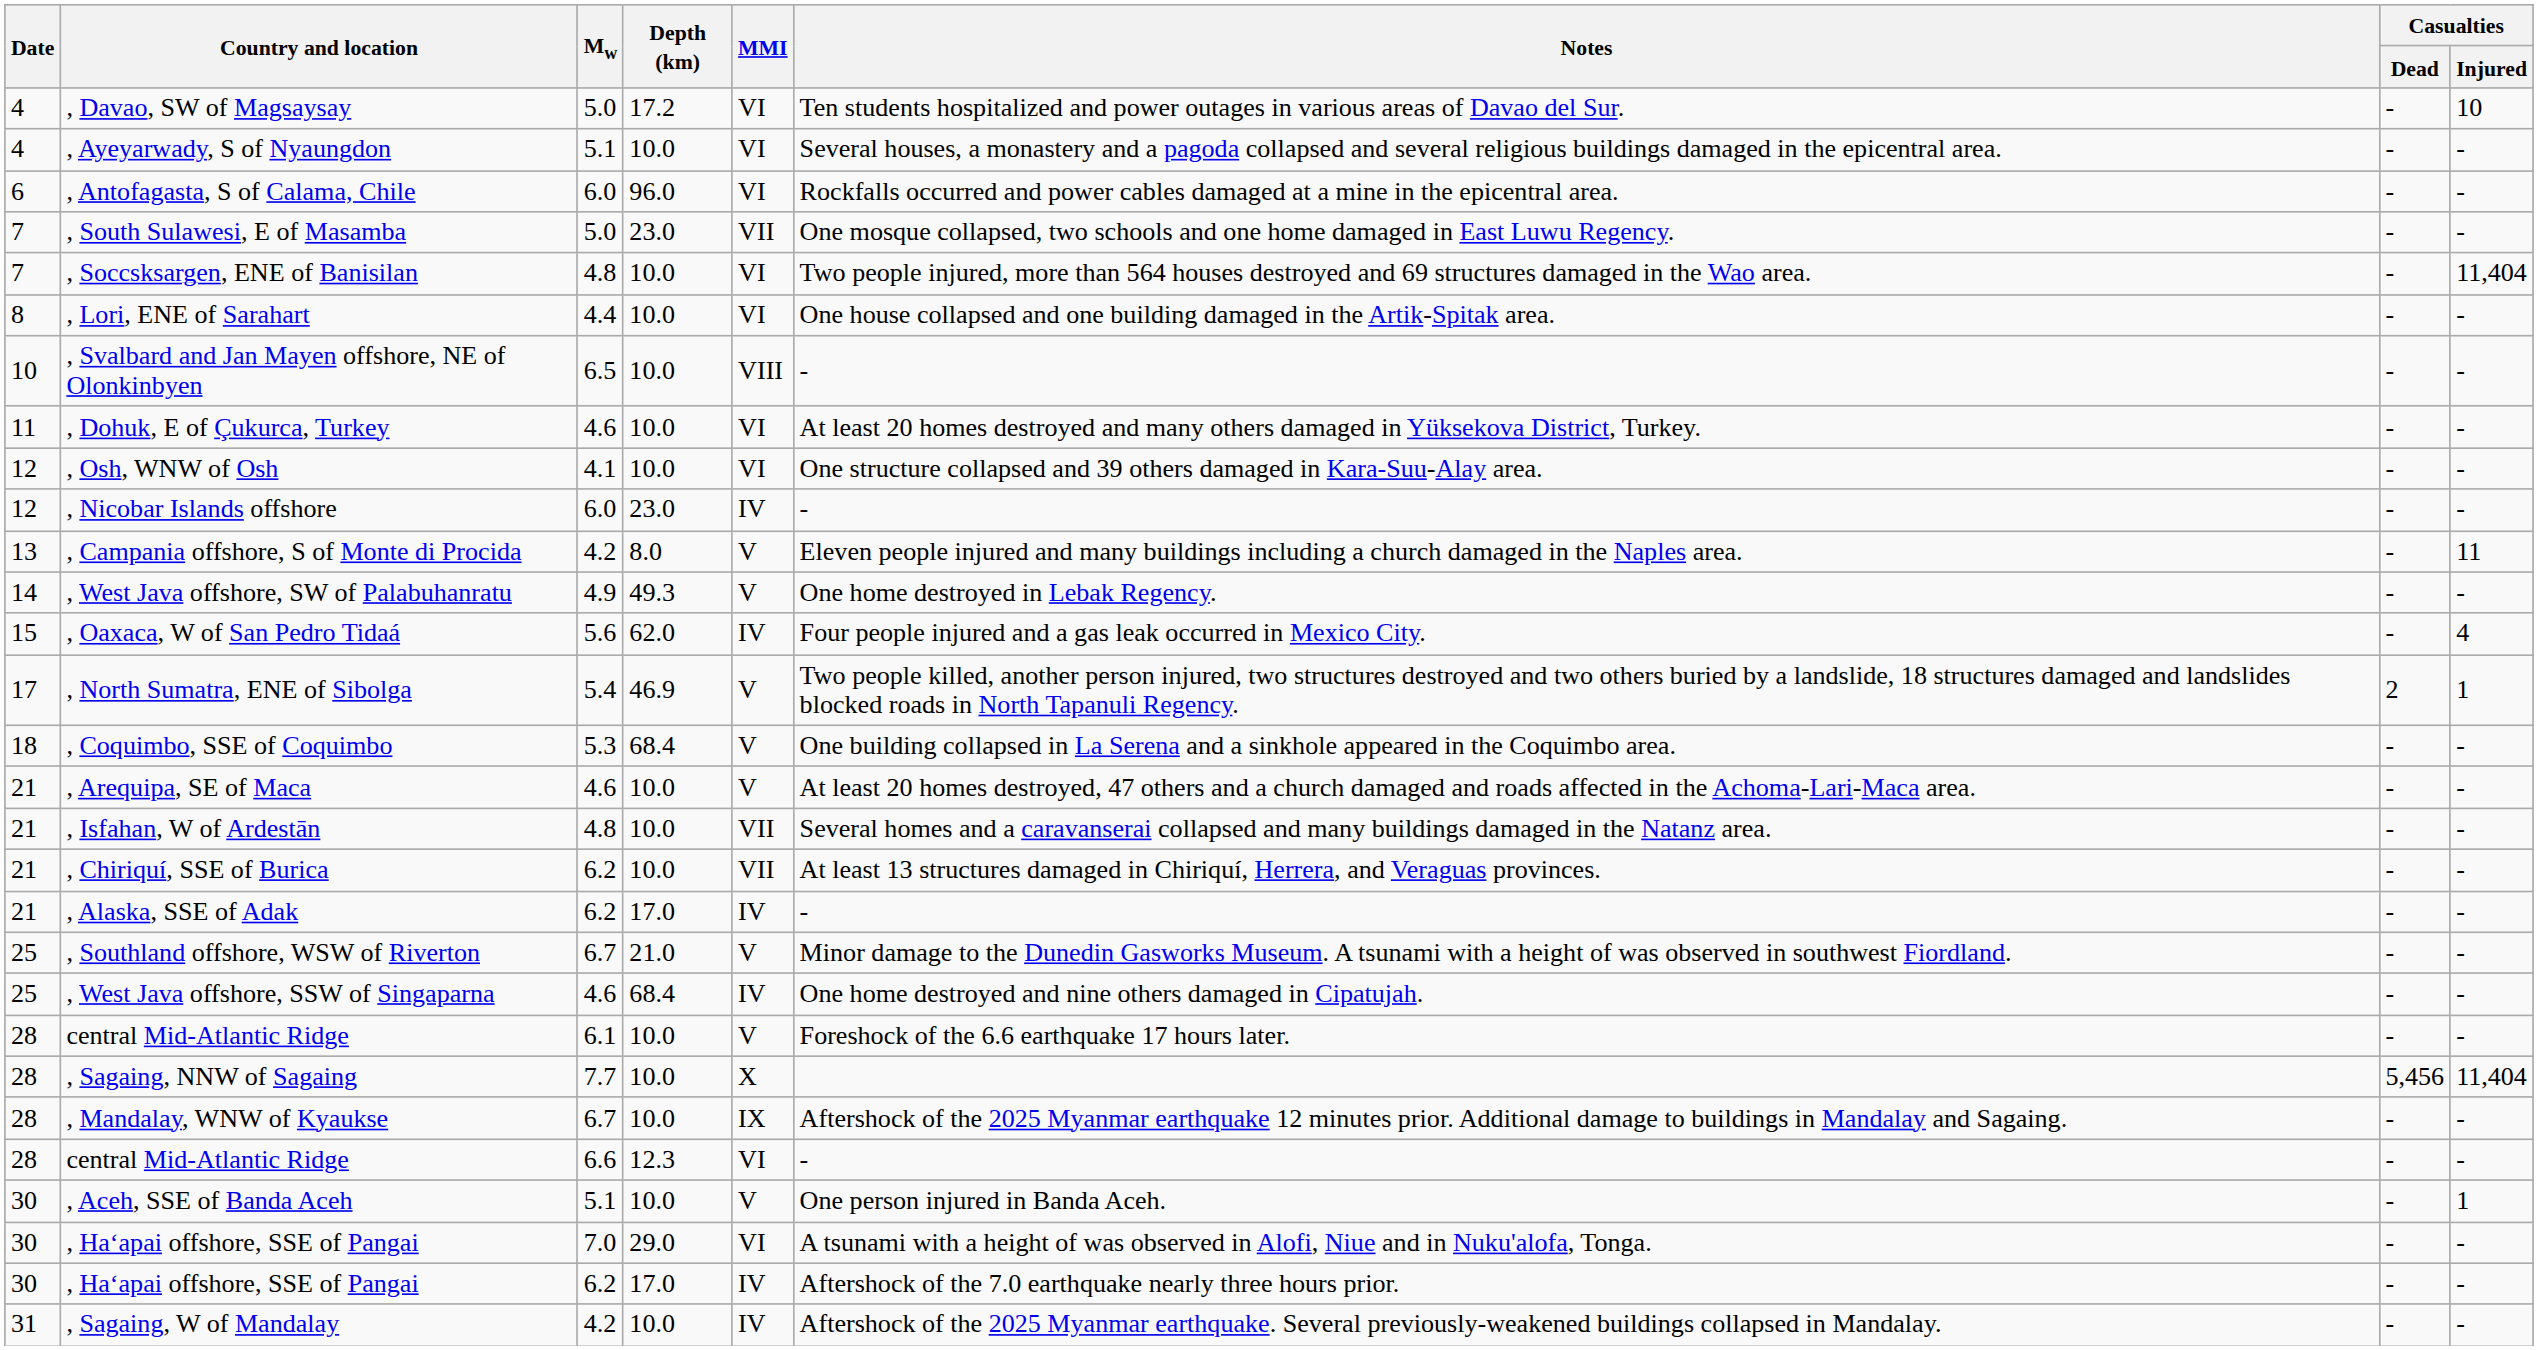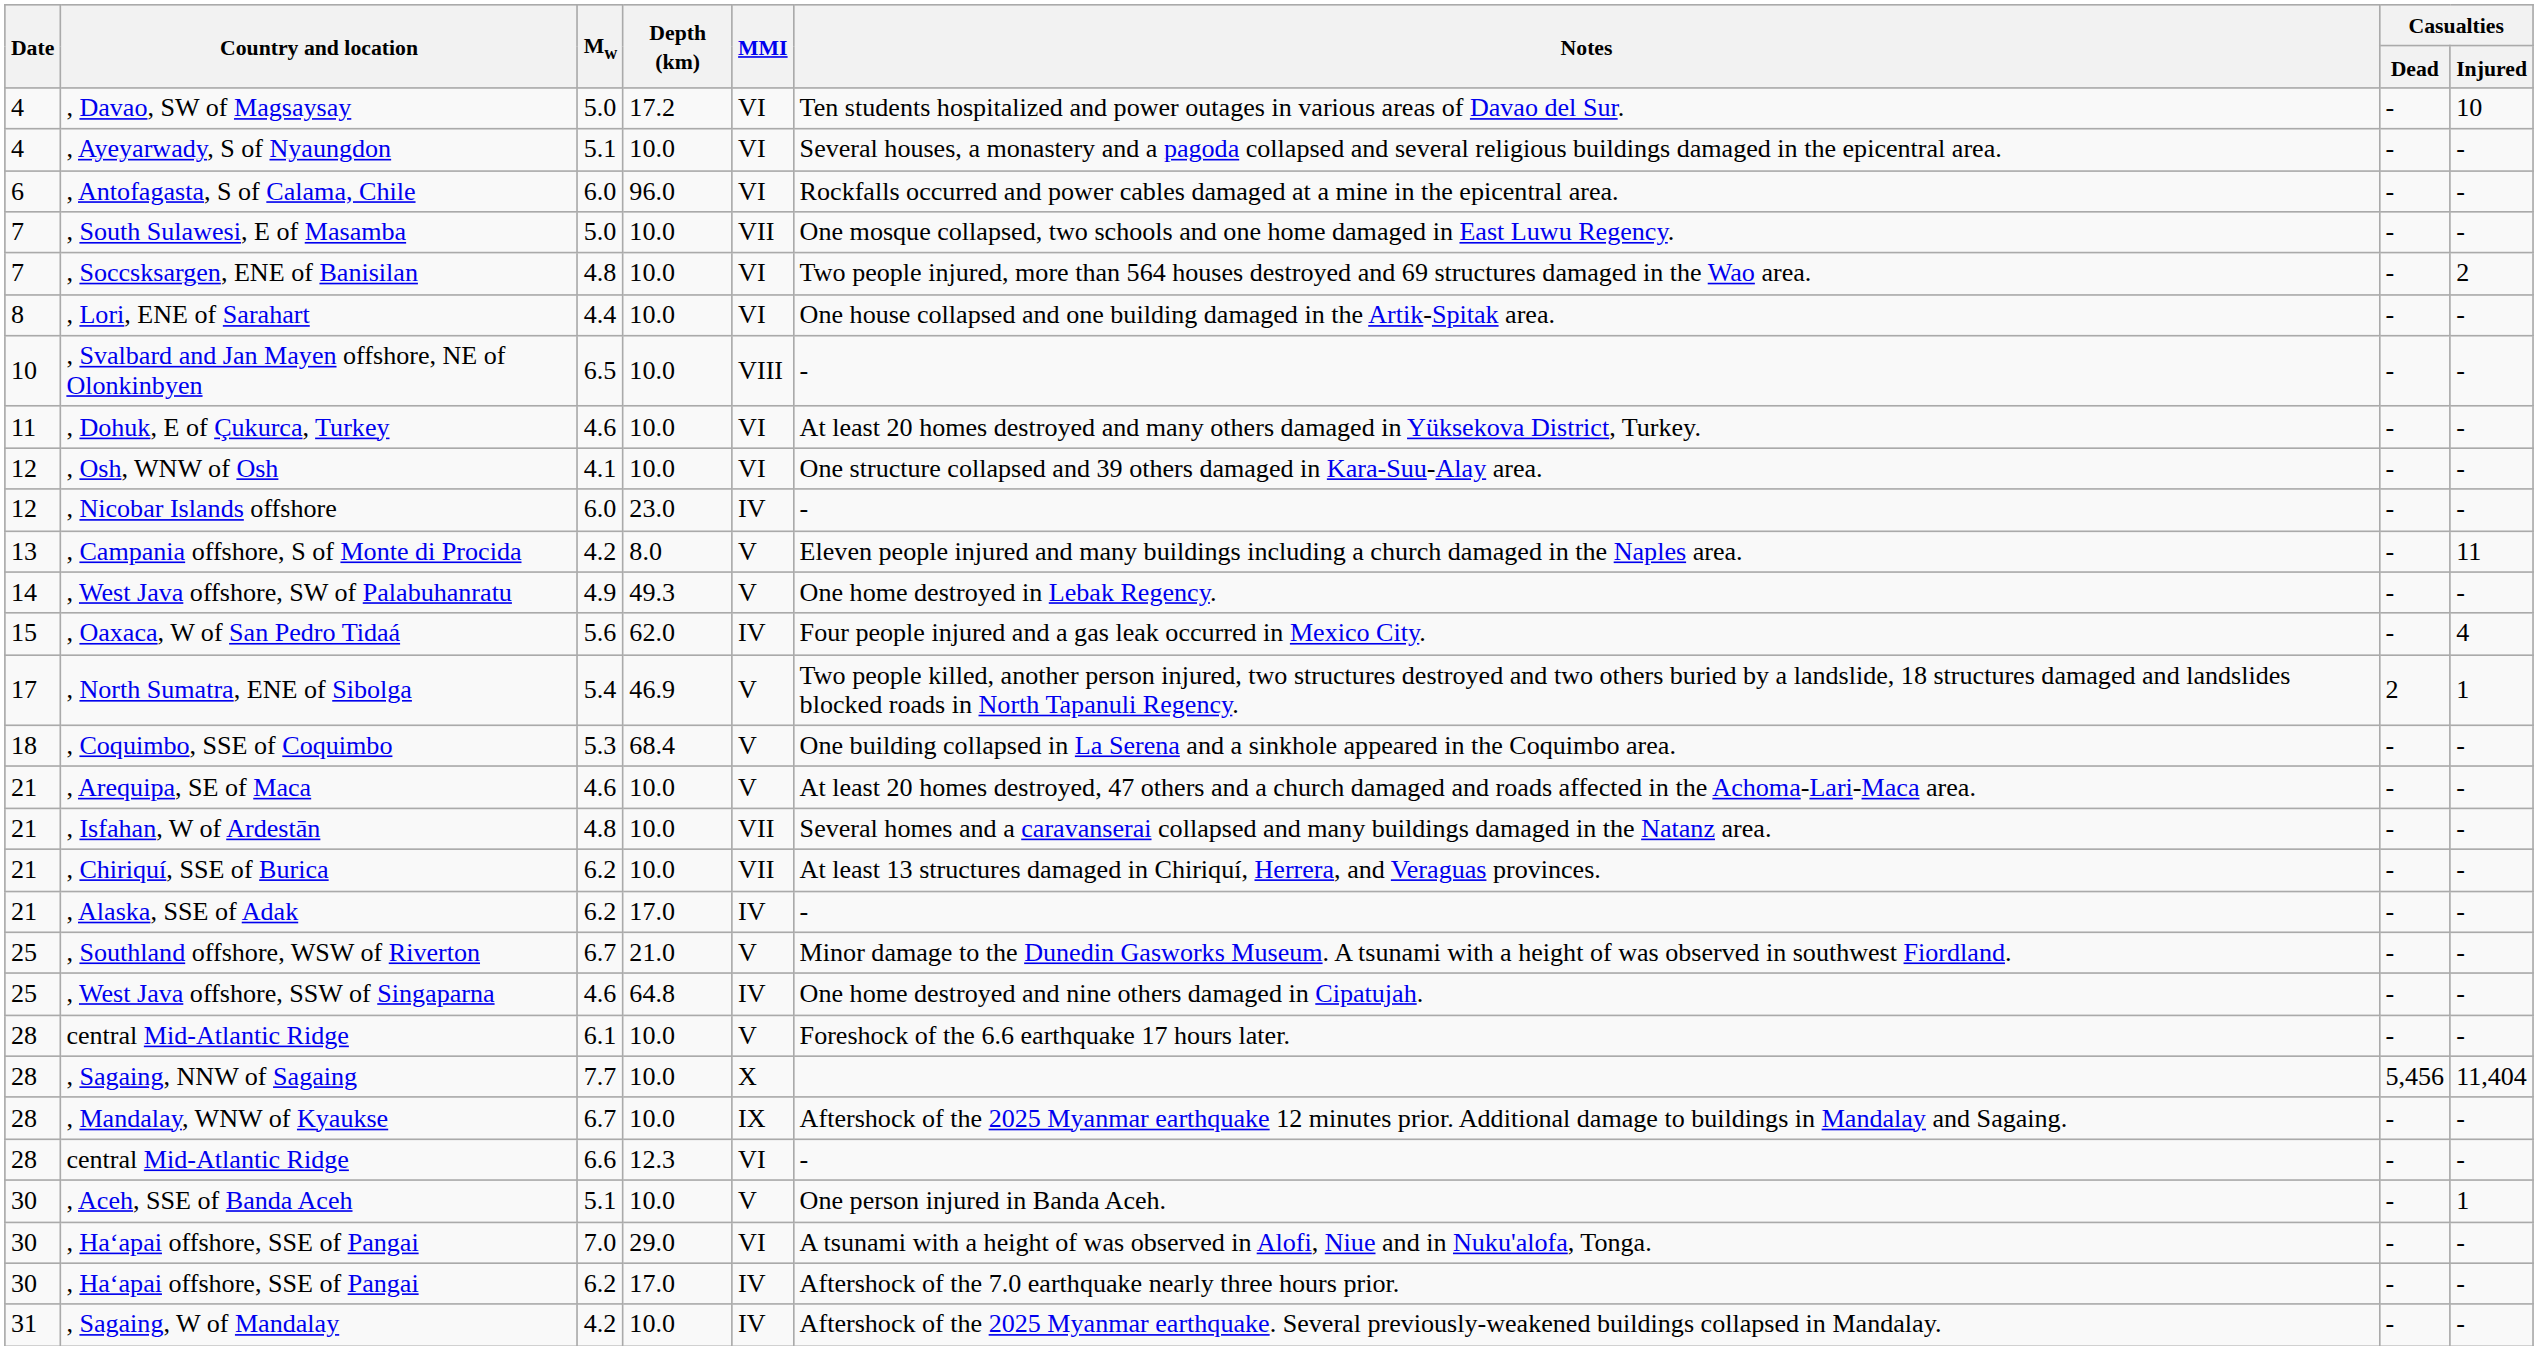(652, 231) 23.0 -> (652, 231) 10.0
(2492, 273) 11,404 -> (2463, 273) 2
(652, 993) 68.4 -> (652, 993) 64.8
